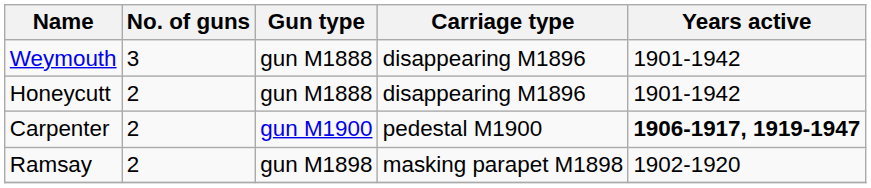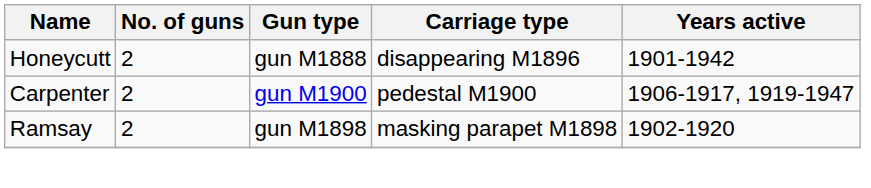- row: (63, 57)
(747, 128) bold -> (741, 93) normal
